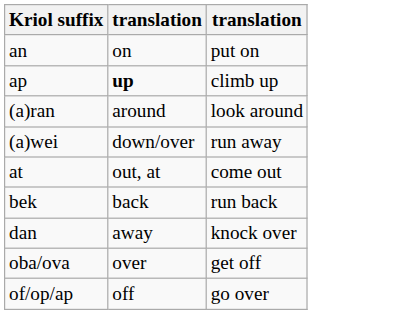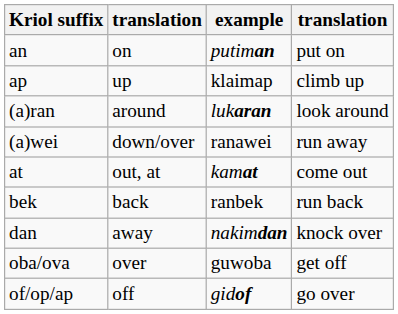+ column: (249, 19)
(123, 80) bold -> (122, 80) normal
